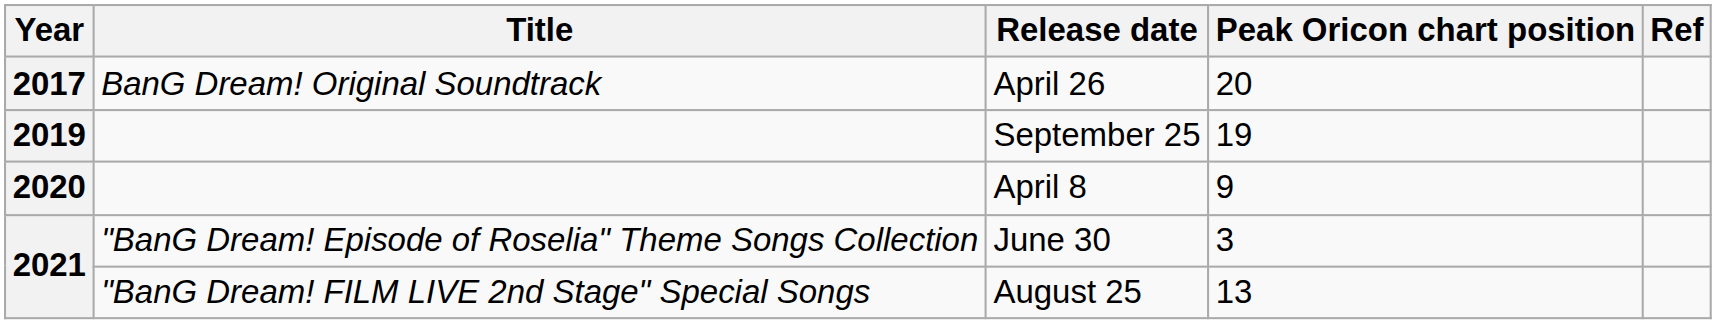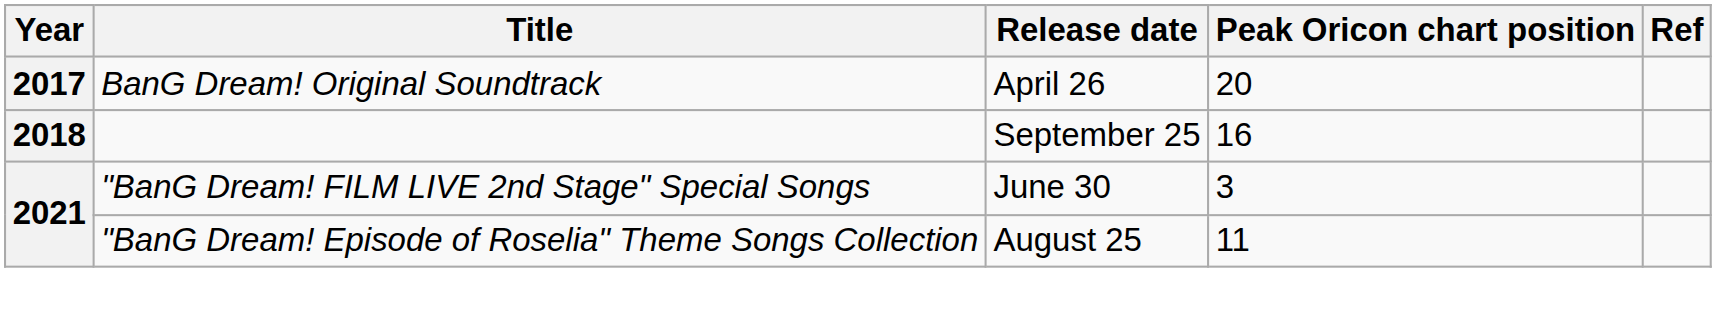(49, 135) 2019 -> (49, 135) 2018
(1234, 135) 19 -> (1234, 135) 16
- row: (1040, 187)
(540, 239) "BanG Dream! Episode of Roselia" Theme Songs Collection -> (486, 187) "BanG Dream! FILM LIVE 2nd Stage" Special Songs
(486, 291) "BanG Dream! FILM LIVE 2nd Stage" Special Songs -> (540, 239) "BanG Dream! Episode of Roselia" Theme Songs Collection
(1234, 291) 13 -> (1233, 239) 11
